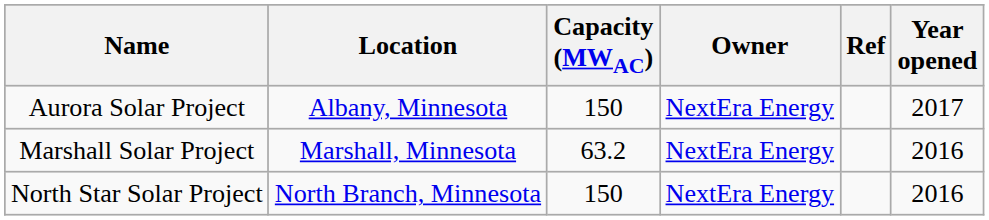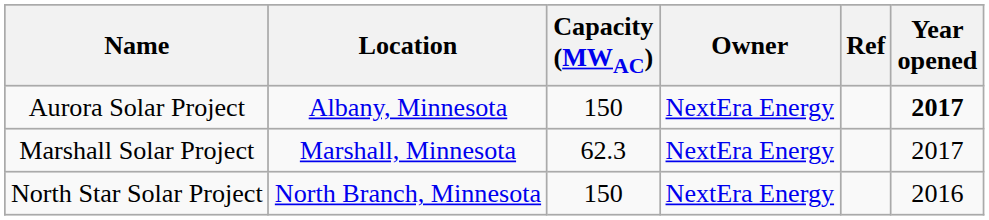(937, 107) normal -> (937, 107) bold
(603, 150) 63.2 -> (603, 150) 62.3
(937, 150) 2016 -> (937, 150) 2017
